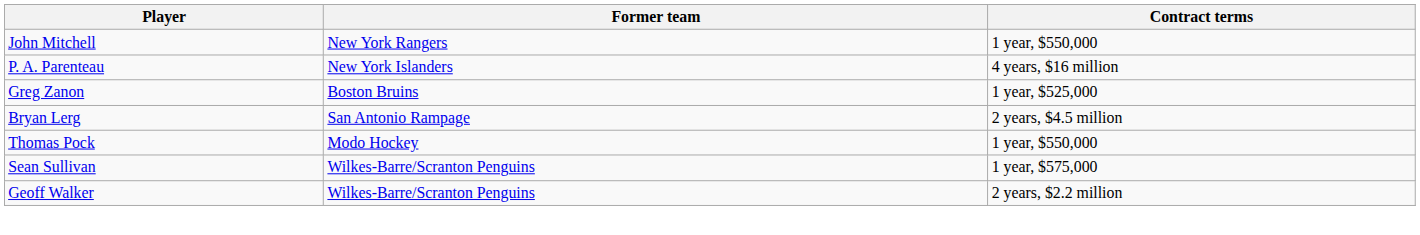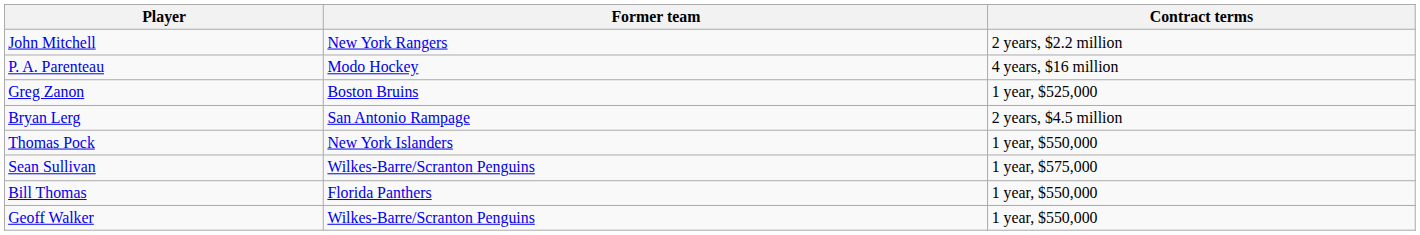(1045, 42) 1 year, $550,000 -> (1057, 42) 2 years, $2.2 million
(390, 67) New York Islanders -> (373, 67) Modo Hockey
(373, 142) Modo Hockey -> (390, 142) New York Islanders
+ row: (47, 192)
(1057, 192) 2 years, $2.2 million -> (1045, 218) 1 year, $550,000
